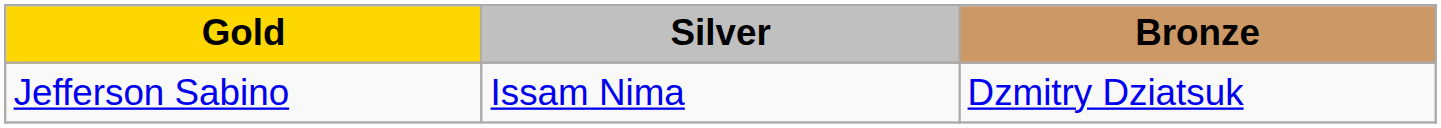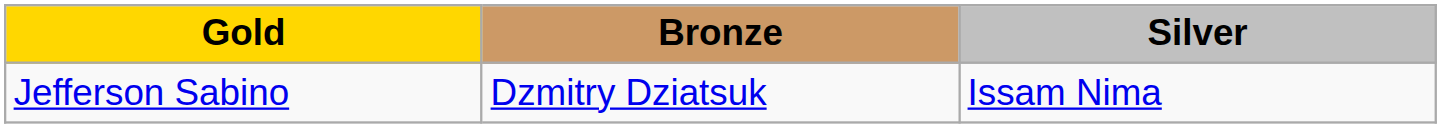columns swapped: (721, 33) <-> (1198, 33)
